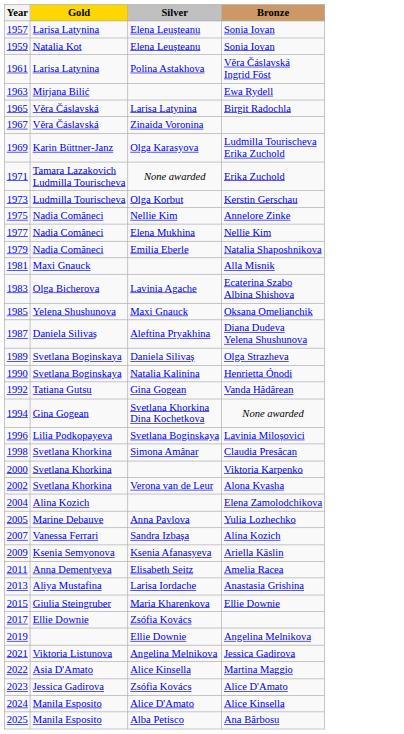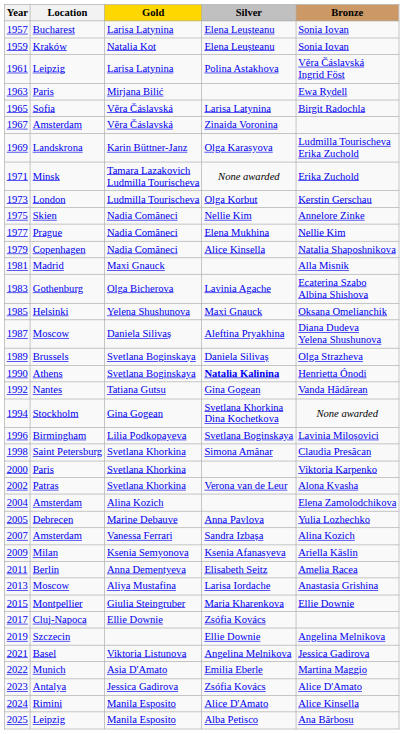+ column: (67, 12)
(159, 249) Emilia Eberle -> (235, 249) Alice Kinsella
(165, 373) normal -> (242, 373) bold
(161, 670) Alice Kinsella -> (234, 670) Emilia Eberle
